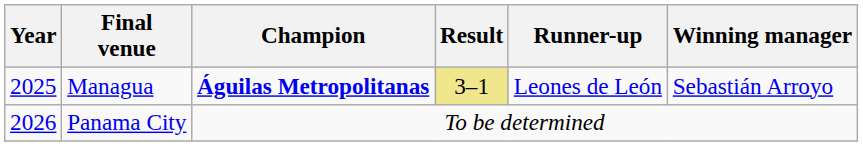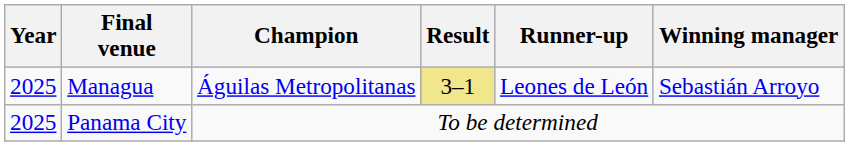(313, 85) bold -> (306, 85) normal
(33, 122) 2026 -> (33, 122) 2025
